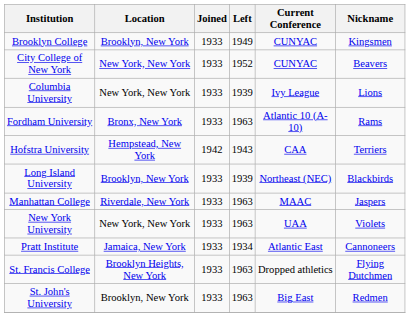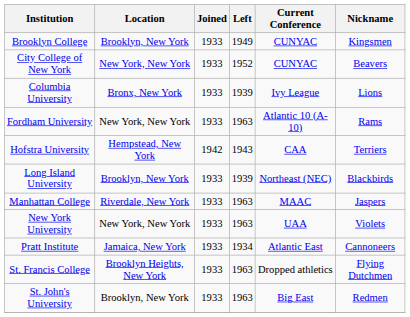(145, 92) New York, New York -> (145, 92) Bronx, New York
(145, 121) Bronx, New York -> (145, 121) New York, New York
